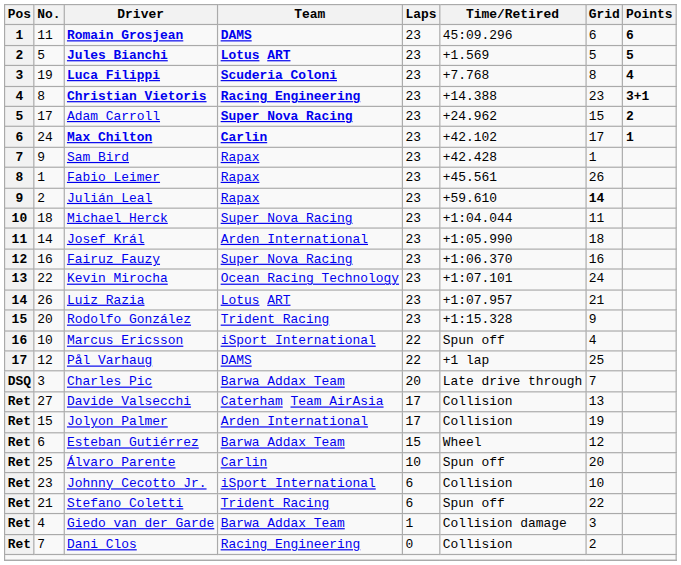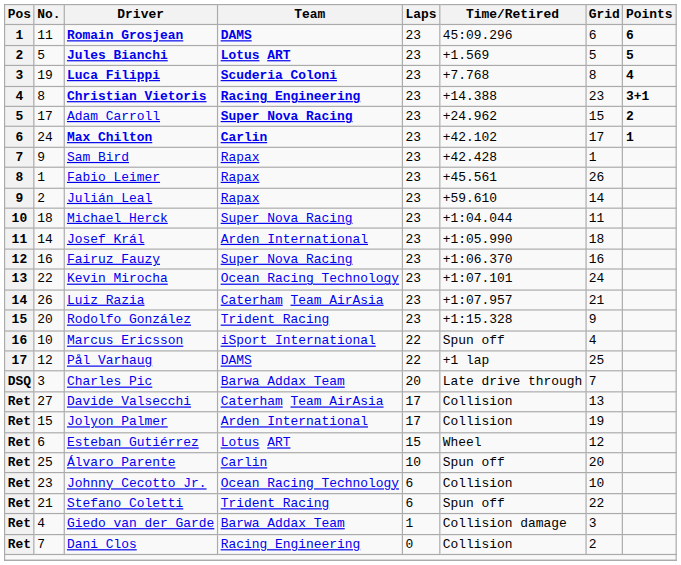(596, 198) bold -> (596, 198) normal
(256, 300) Lotus ART -> (302, 300) Caterham Team AirAsia
(283, 442) Barwa Addax Team -> (256, 442) Lotus ART
(298, 483) iSport International -> (310, 483) Ocean Racing Technology
